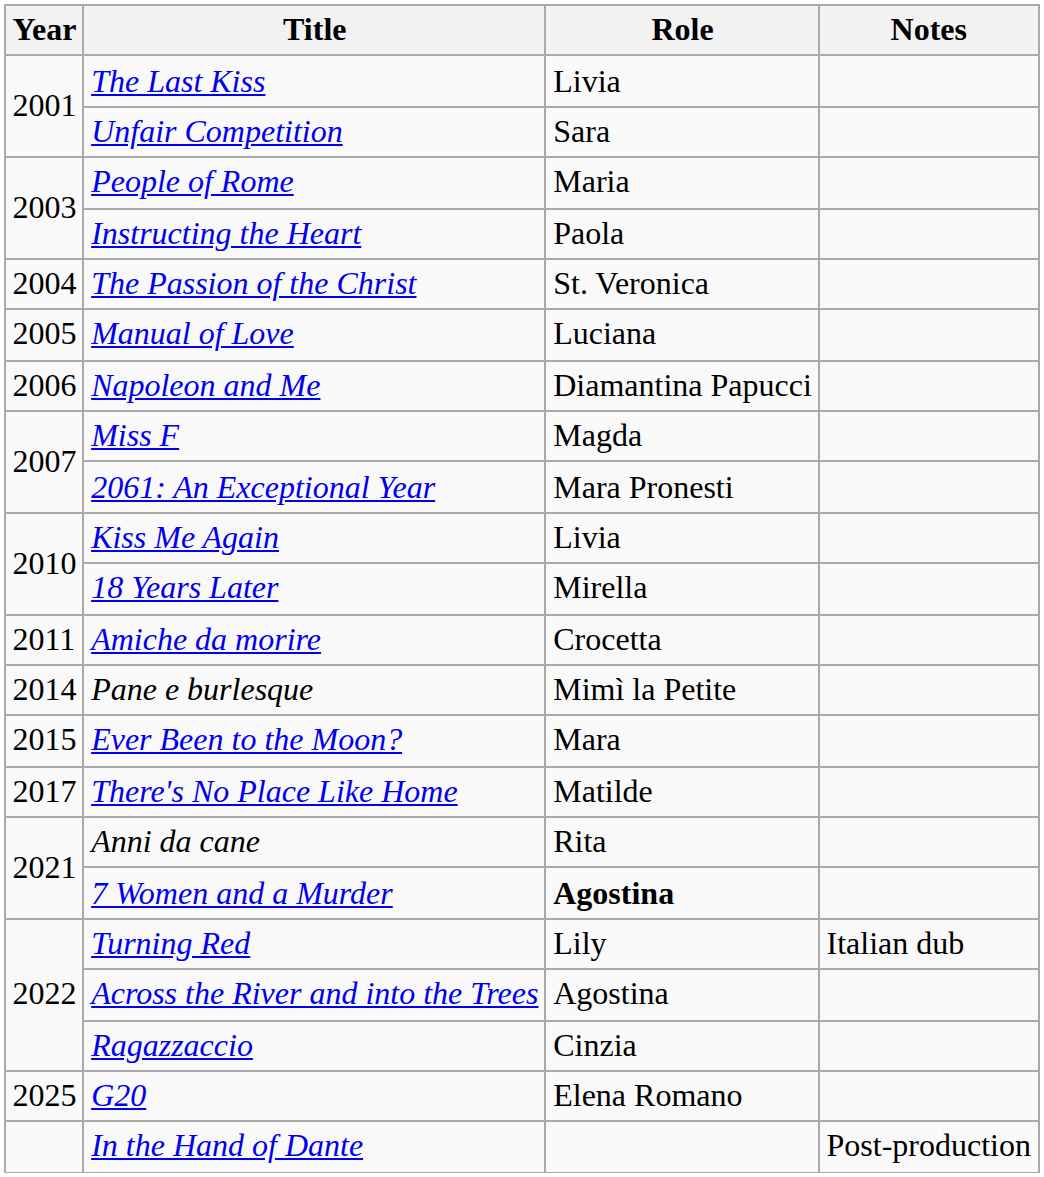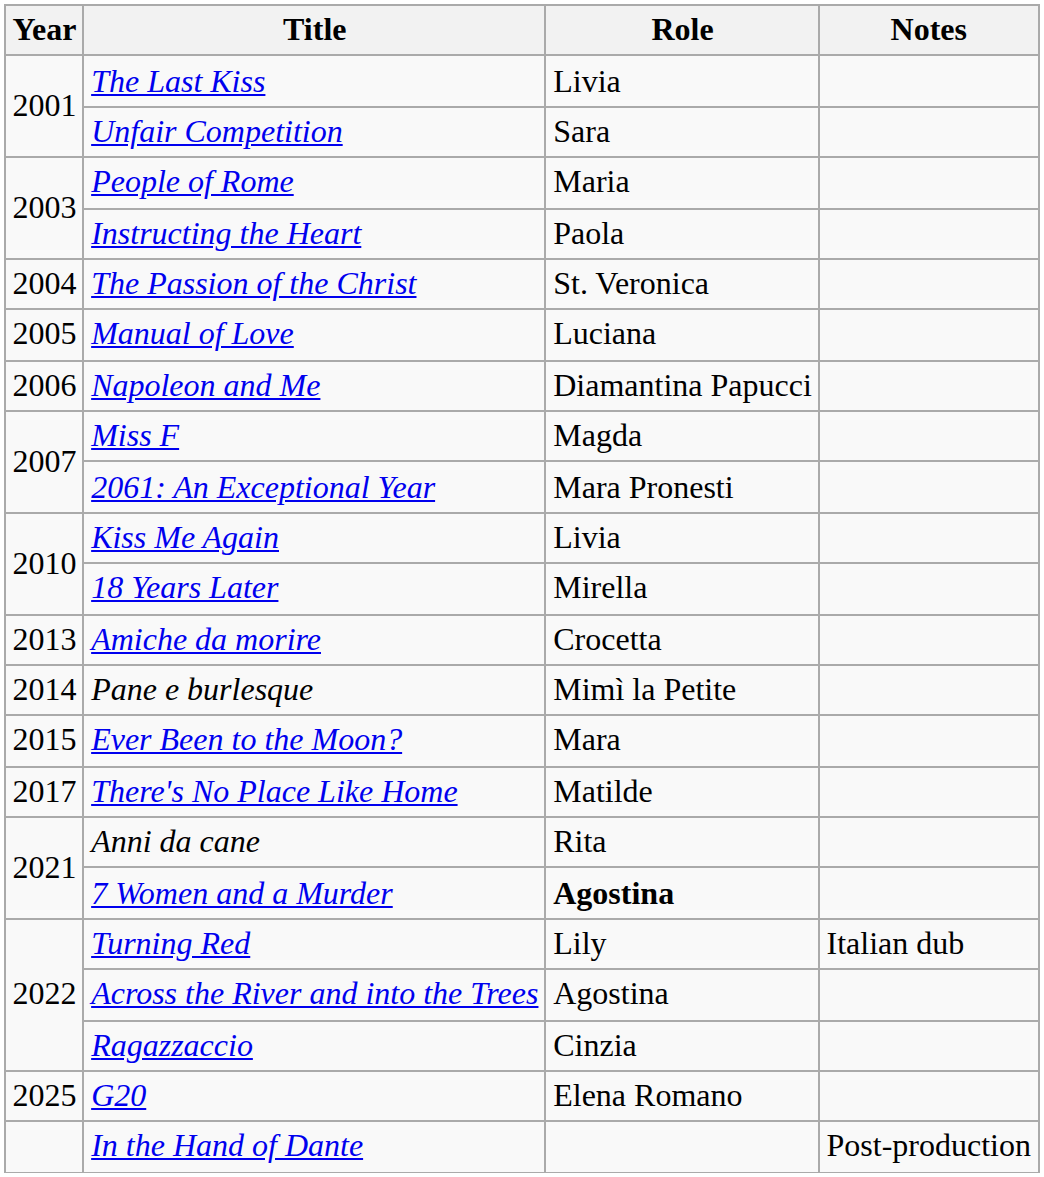(44, 638) 2011 -> (44, 638) 2013
